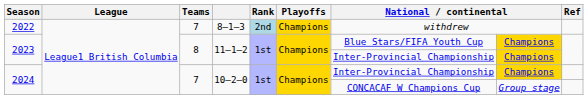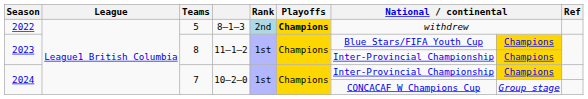(196, 27) 7 -> (196, 27) 5
(304, 27) normal -> (304, 27) bold
